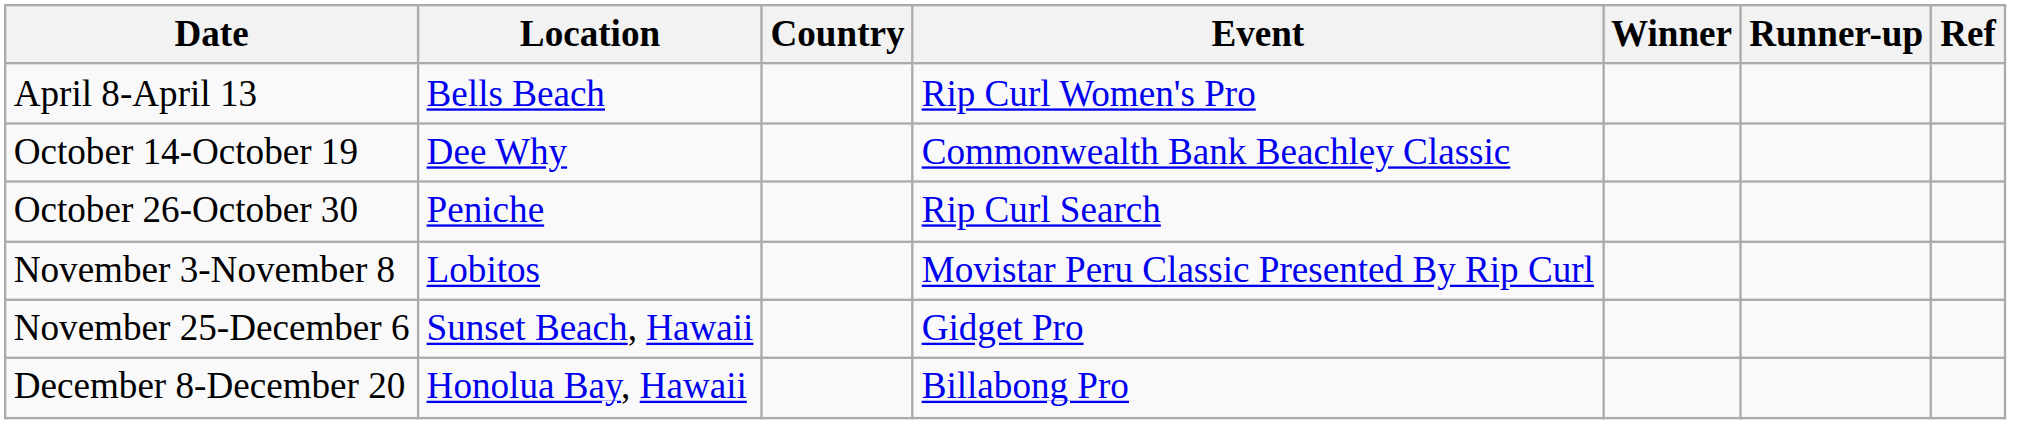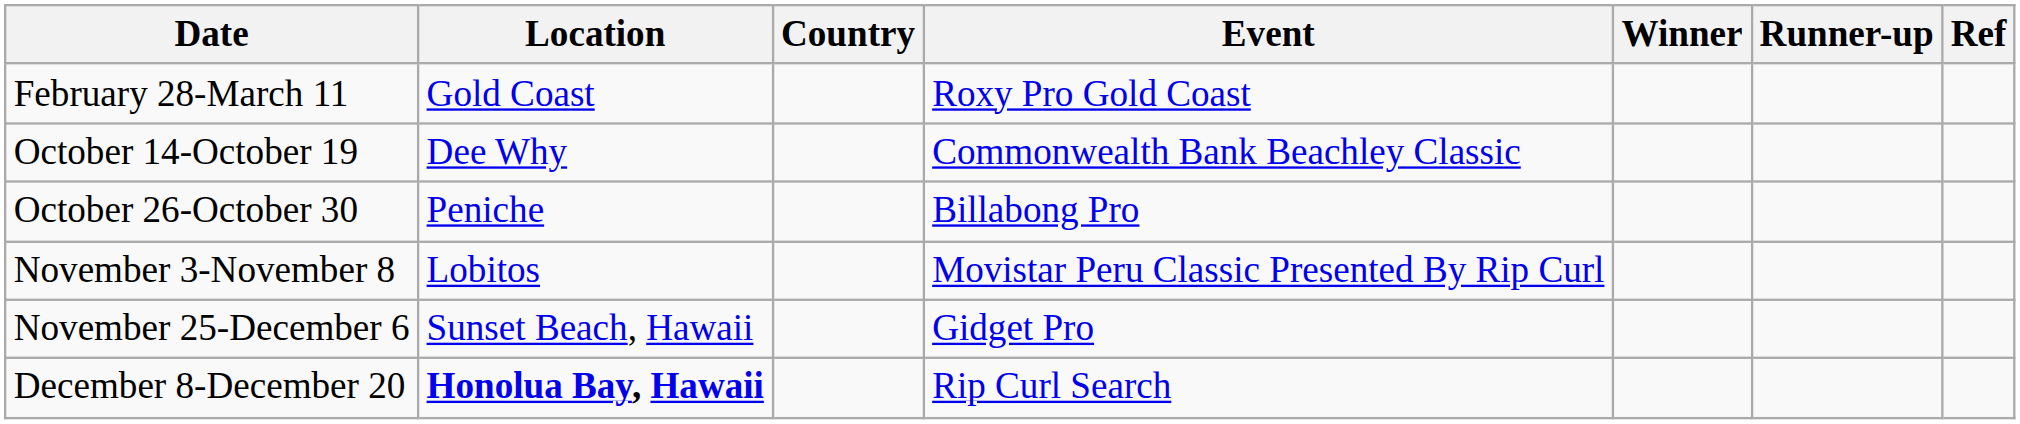+ row: (181, 92)
- row: (135, 92)
(1041, 210) Rip Curl Search -> (1036, 210) Billabong Pro
(587, 387) normal -> (595, 387) bold
(1025, 387) Billabong Pro -> (1052, 387) Rip Curl Search
